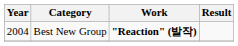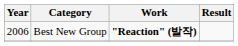(18, 31) 2004 -> (18, 31) 2006
